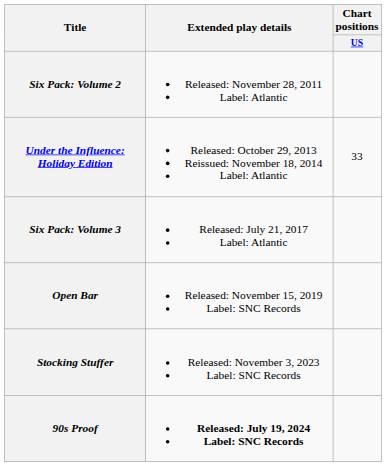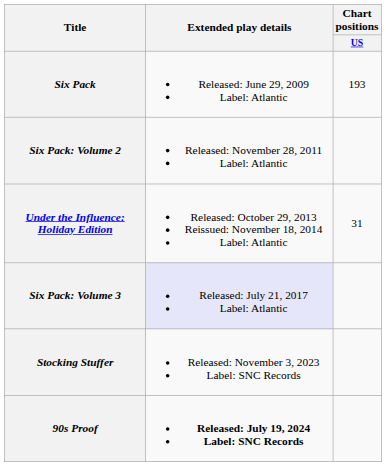+ row: (75, 84)
(357, 157) 33 -> (357, 223) 31
(239, 236) no background -> (239, 302) lavender background
- row: (75, 296)
